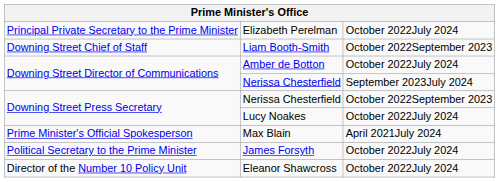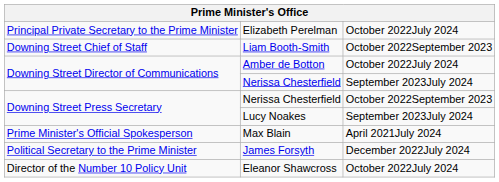(402, 116) October 2022July 2024 -> (409, 116) September 2023July 2024
(402, 151) October 2022July 2024 -> (408, 151) December 2022July 2024
